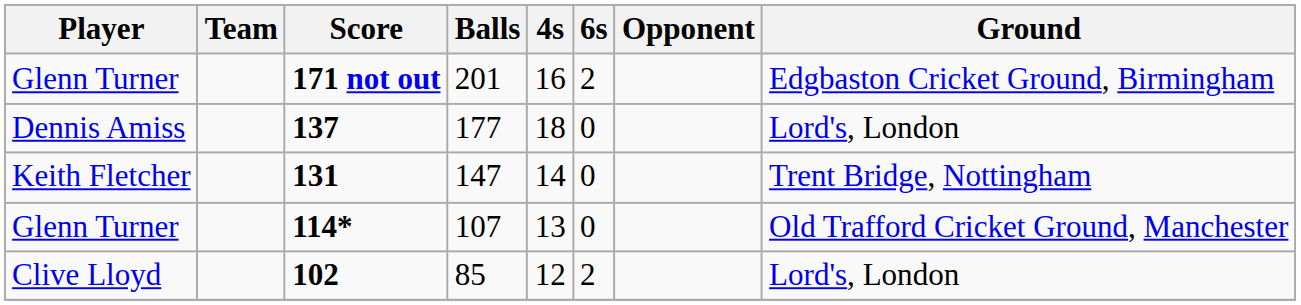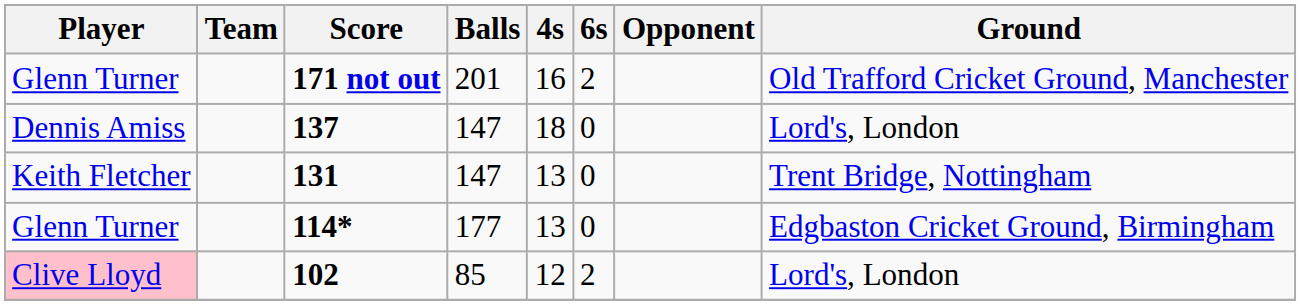(1022, 78) Edgbaston Cricket Ground, Birmingham -> (1029, 78) Old Trafford Cricket Ground, Manchester
(478, 127) 177 -> (478, 127) 147
(550, 176) 14 -> (550, 176) 13
(478, 226) 107 -> (478, 226) 177
(1029, 226) Old Trafford Cricket Ground, Manchester -> (1022, 226) Edgbaston Cricket Ground, Birmingham
(87, 275) no background -> (87, 275) pink background
